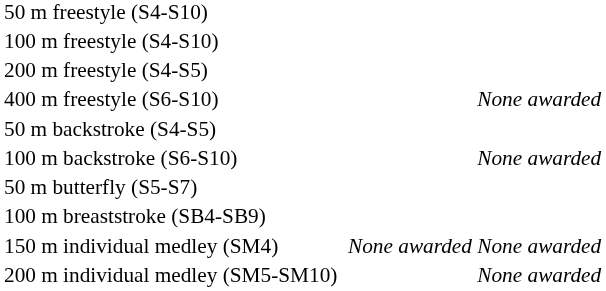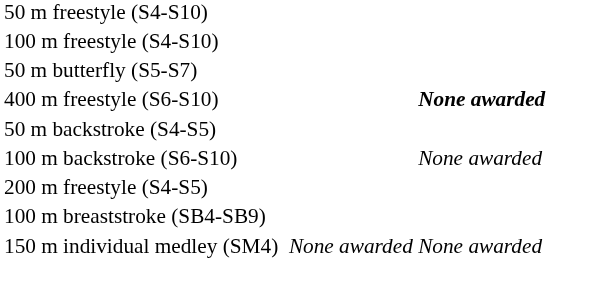rows swapped: (106, 70) <-> (101, 187)
(539, 99) normal -> (482, 99) bold
- row: (171, 275)
